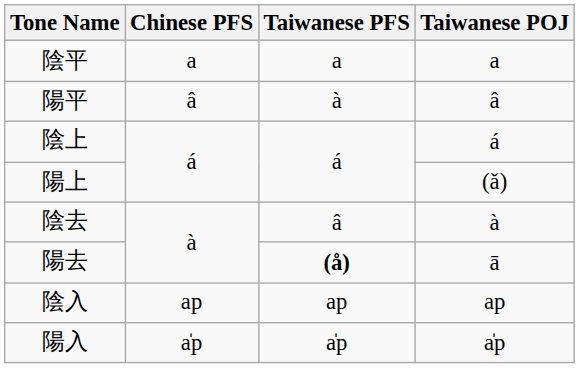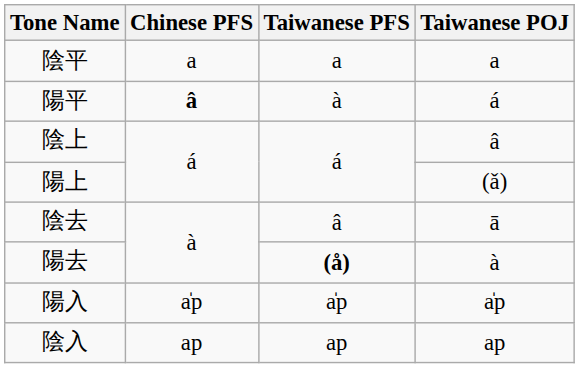(192, 100) normal -> (192, 100) bold
(495, 100) â -> (495, 100) á
(495, 141) á -> (495, 141) â
(495, 221) à -> (495, 221) ā
(495, 262) ā -> (495, 262) à
rows swapped: (65, 301) <-> (65, 342)
